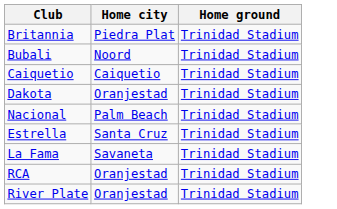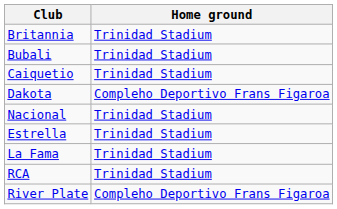- column: (135, 14)
(240, 94) Trinidad Stadium -> (212, 94) Compleho Deportivo Frans Figaroa
(240, 194) Trinidad Stadium -> (212, 194) Compleho Deportivo Frans Figaroa
